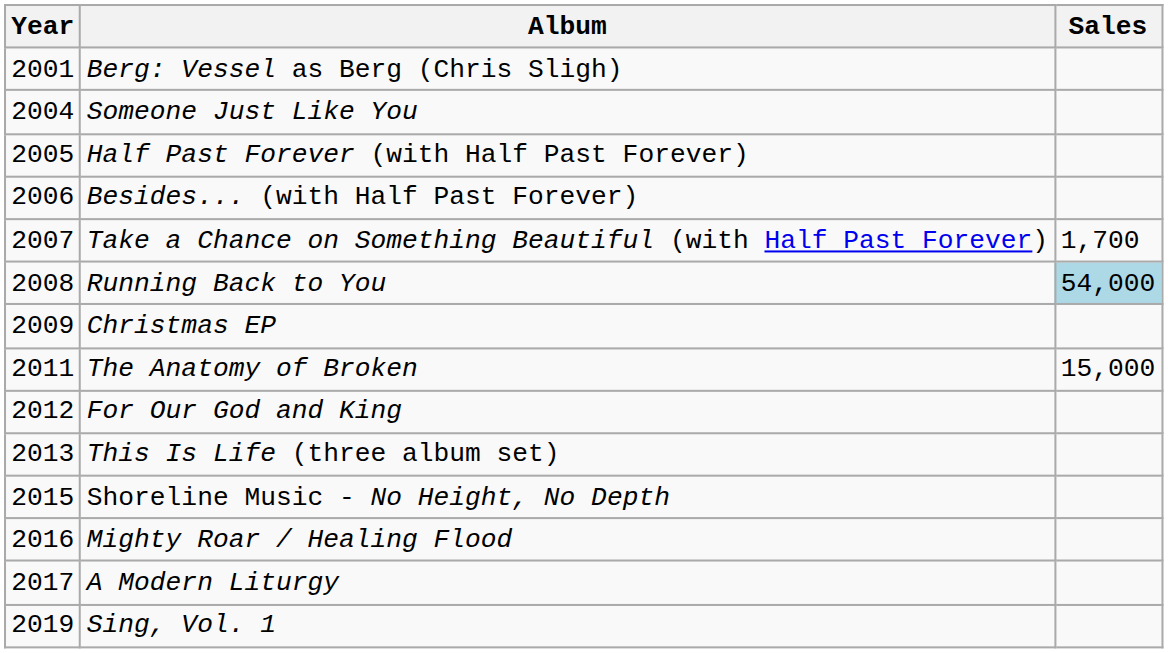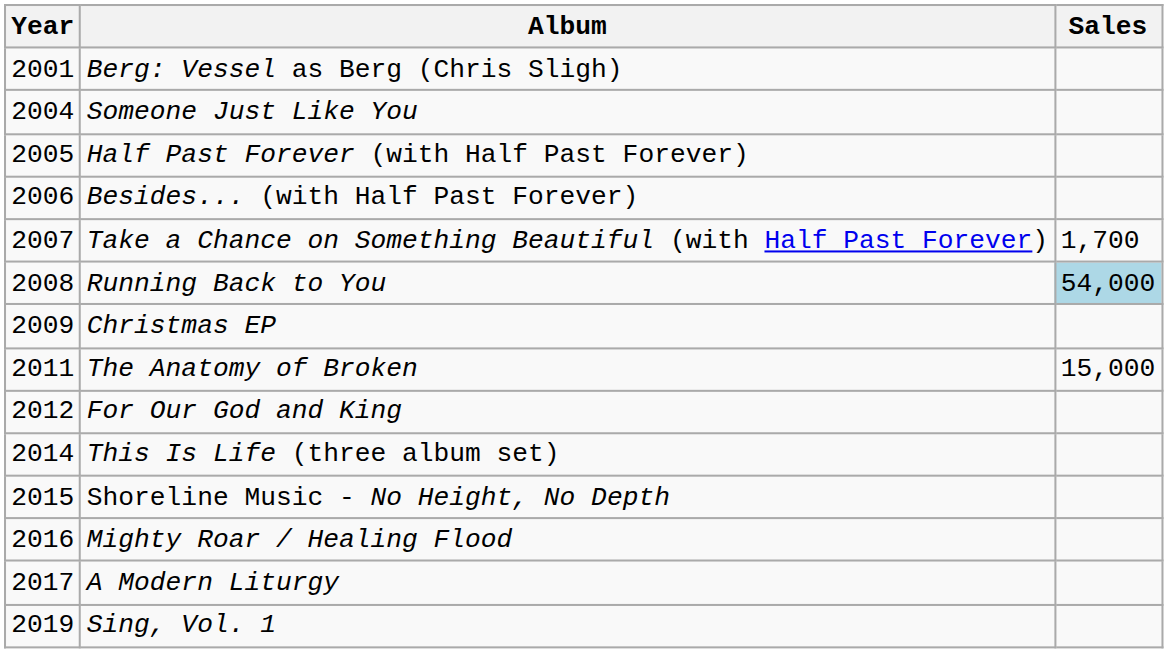(43, 454) 2013 -> (43, 454) 2014
